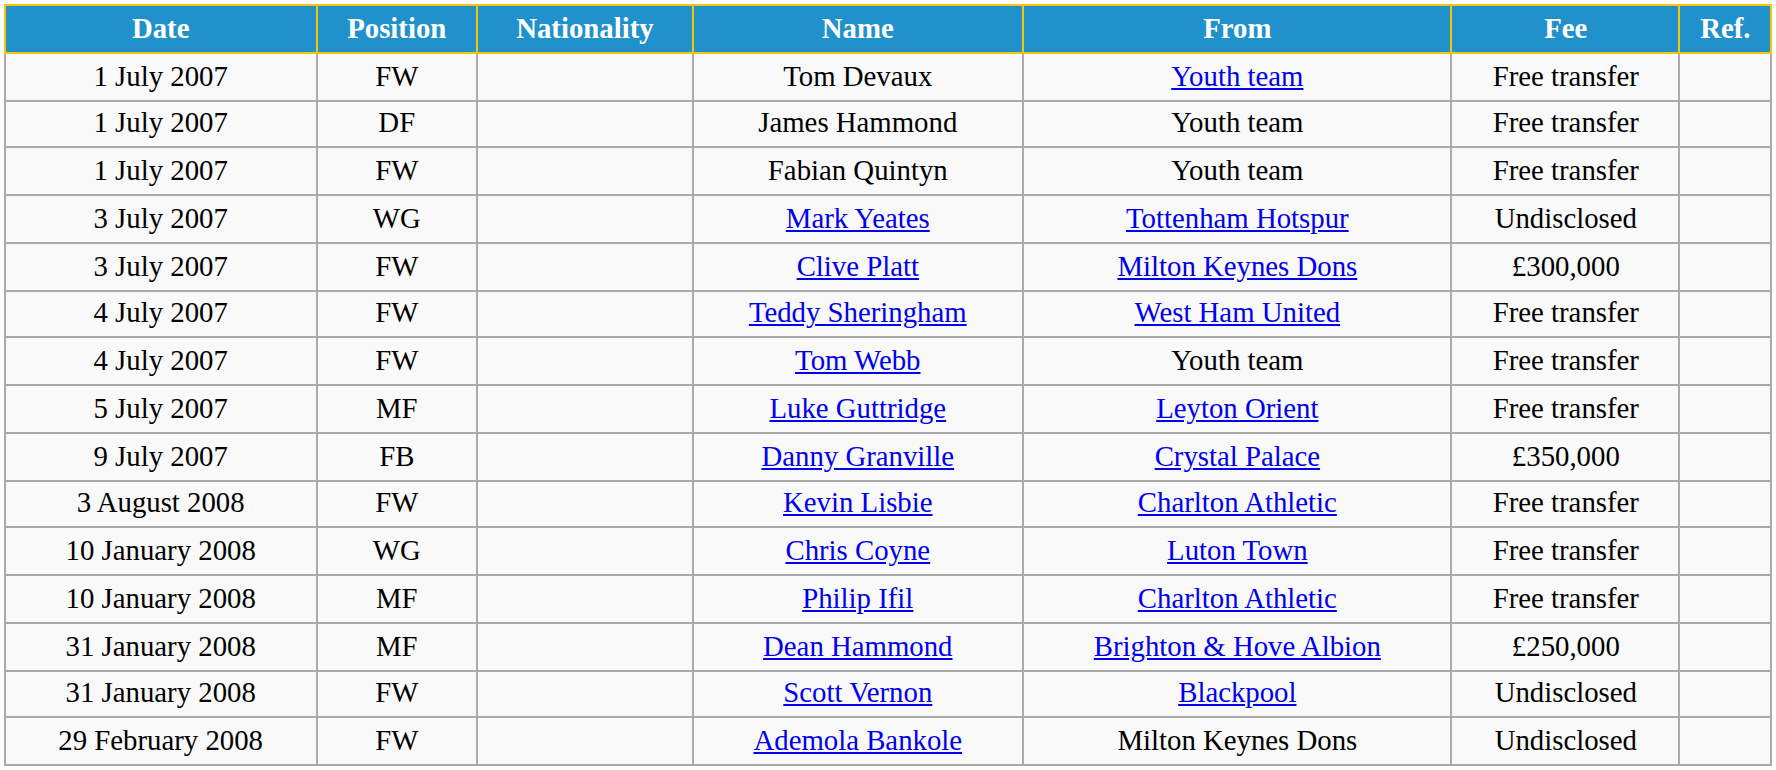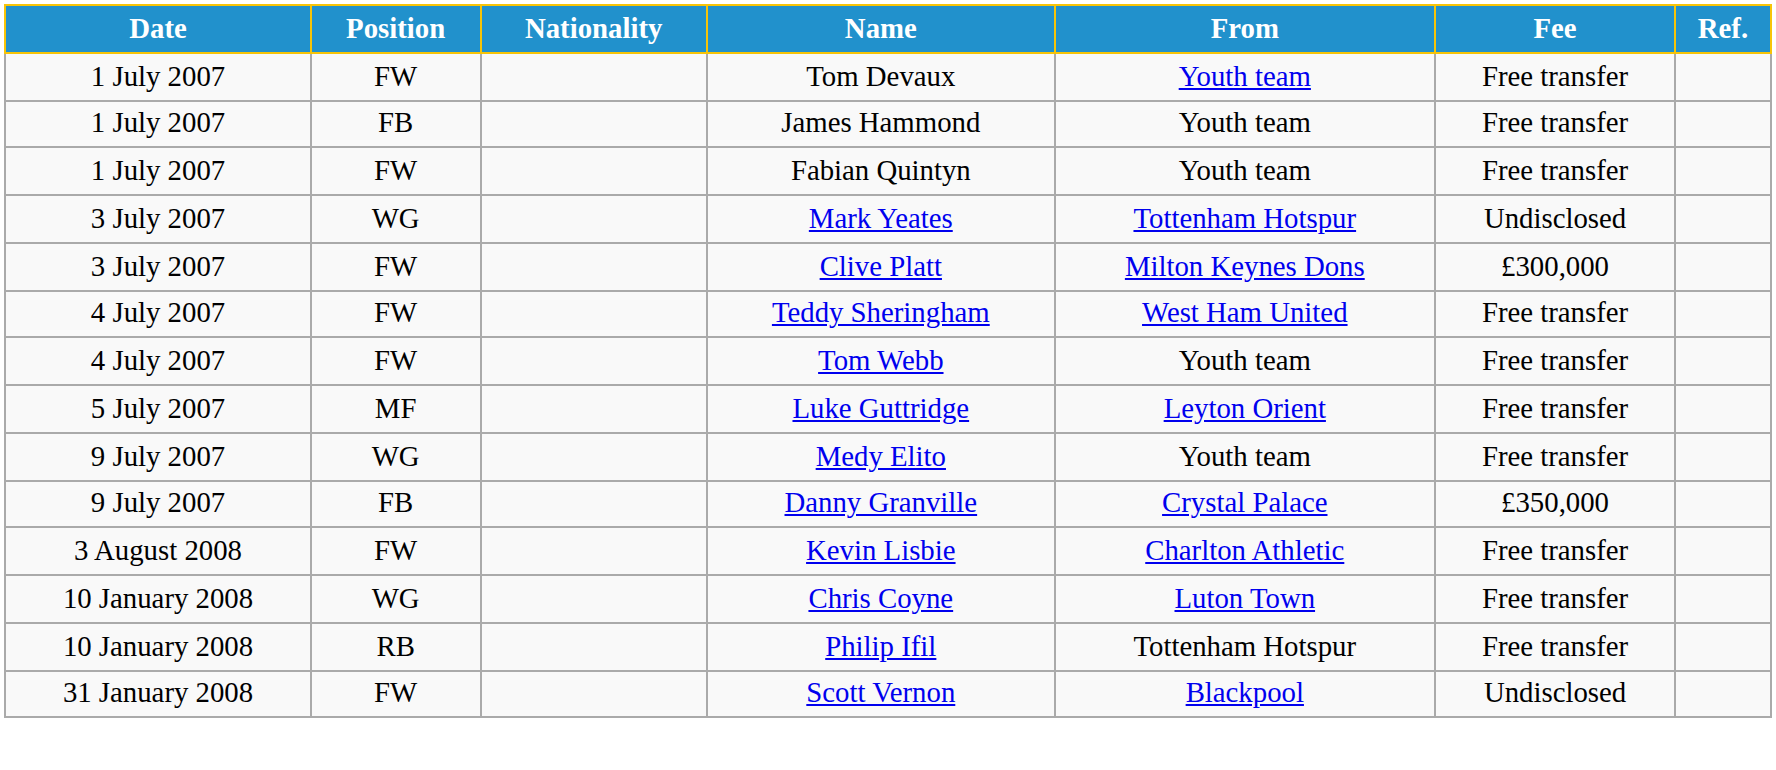(397, 123) DF -> (396, 123) FB
+ row: (881, 456)
(397, 598) MF -> (396, 646) RB
(1237, 598) Charlton Athletic -> (1245, 646) Tottenham Hotspur
- row: (858, 646)
- row: (858, 741)
